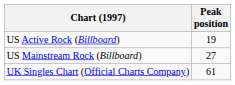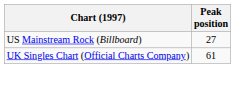- row: (63, 39)
